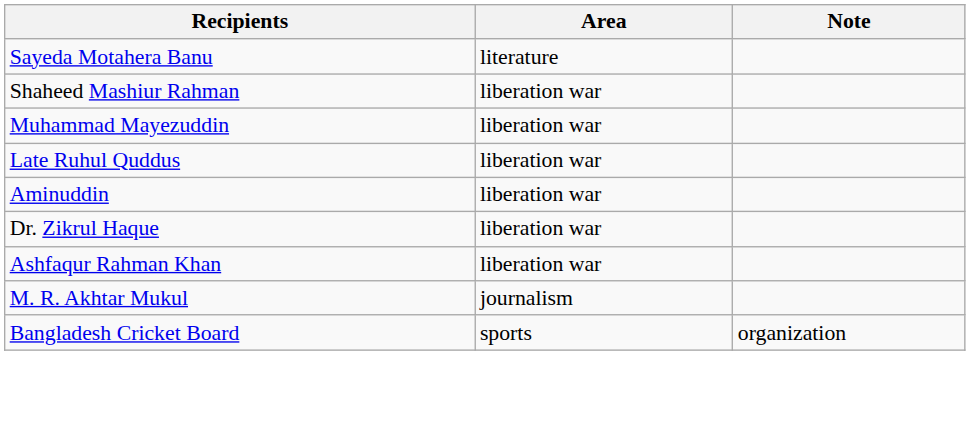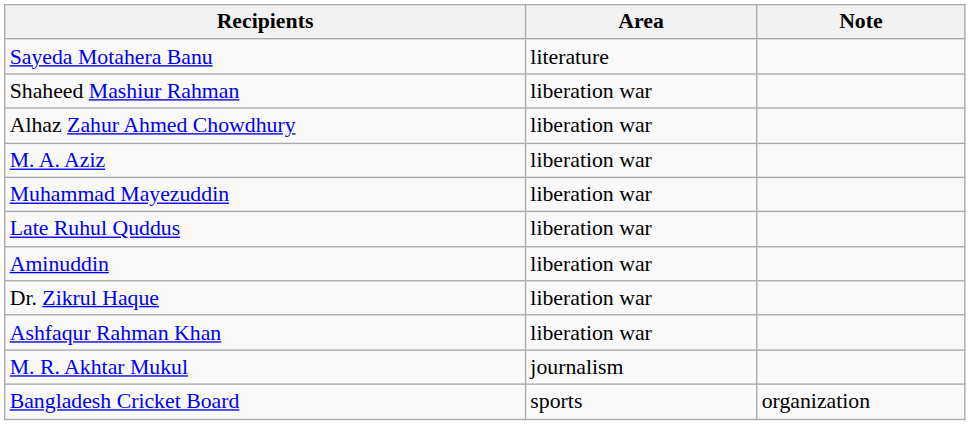+ row: (153, 125)
+ row: (57, 159)
